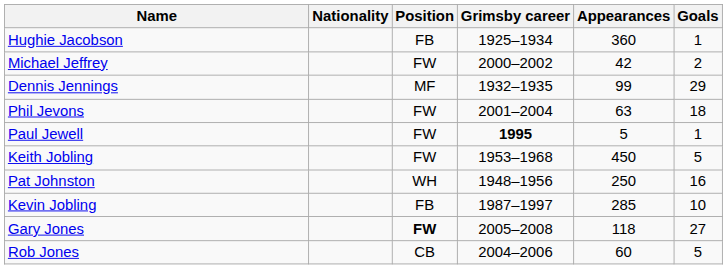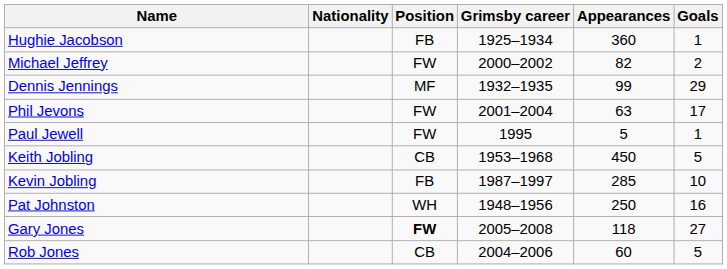(624, 63) 42 -> (624, 63) 82
(698, 110) 18 -> (698, 110) 17
(515, 134) bold -> (515, 134) normal
(425, 157) FW -> (425, 157) CB
rows swapped: (52, 205) <-> (51, 181)
